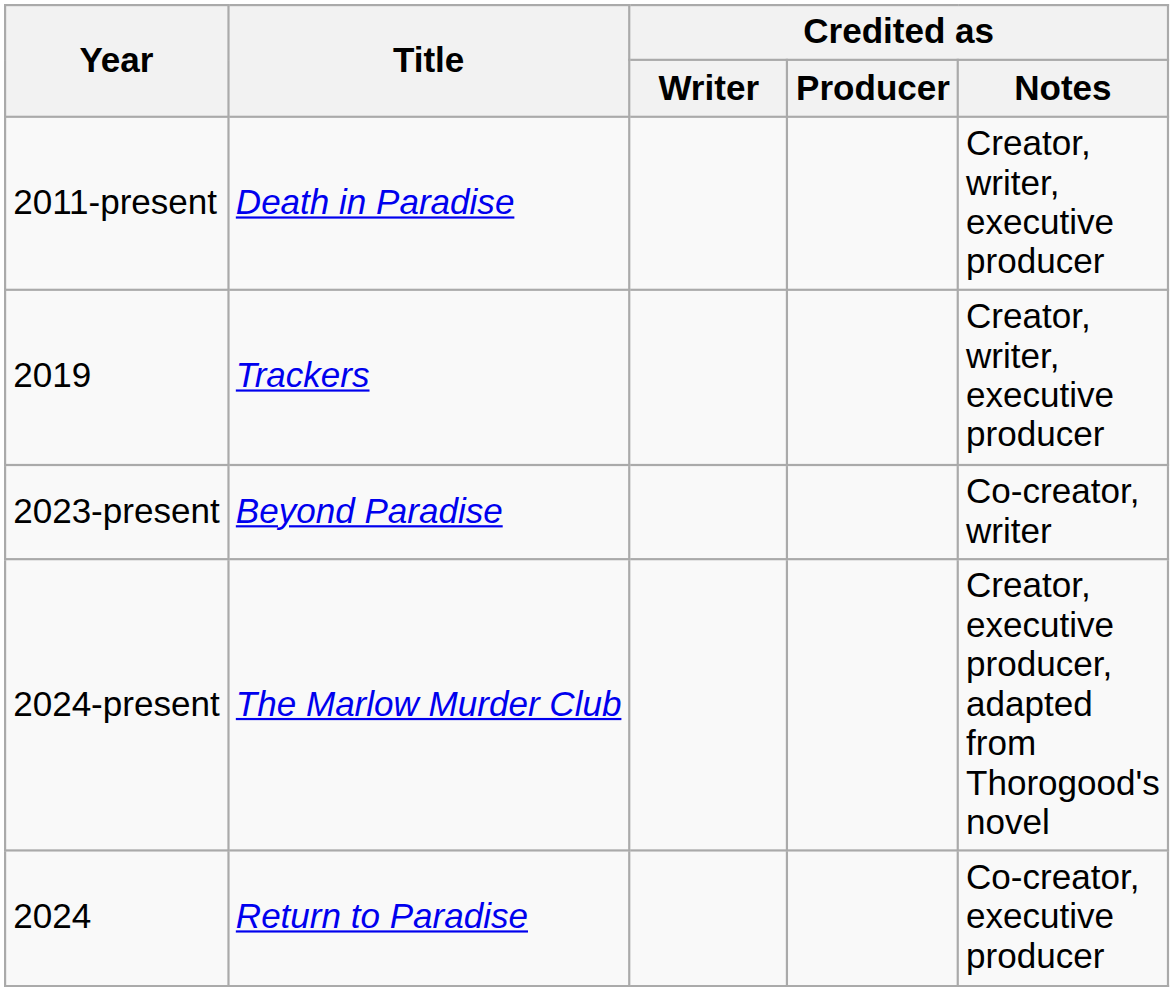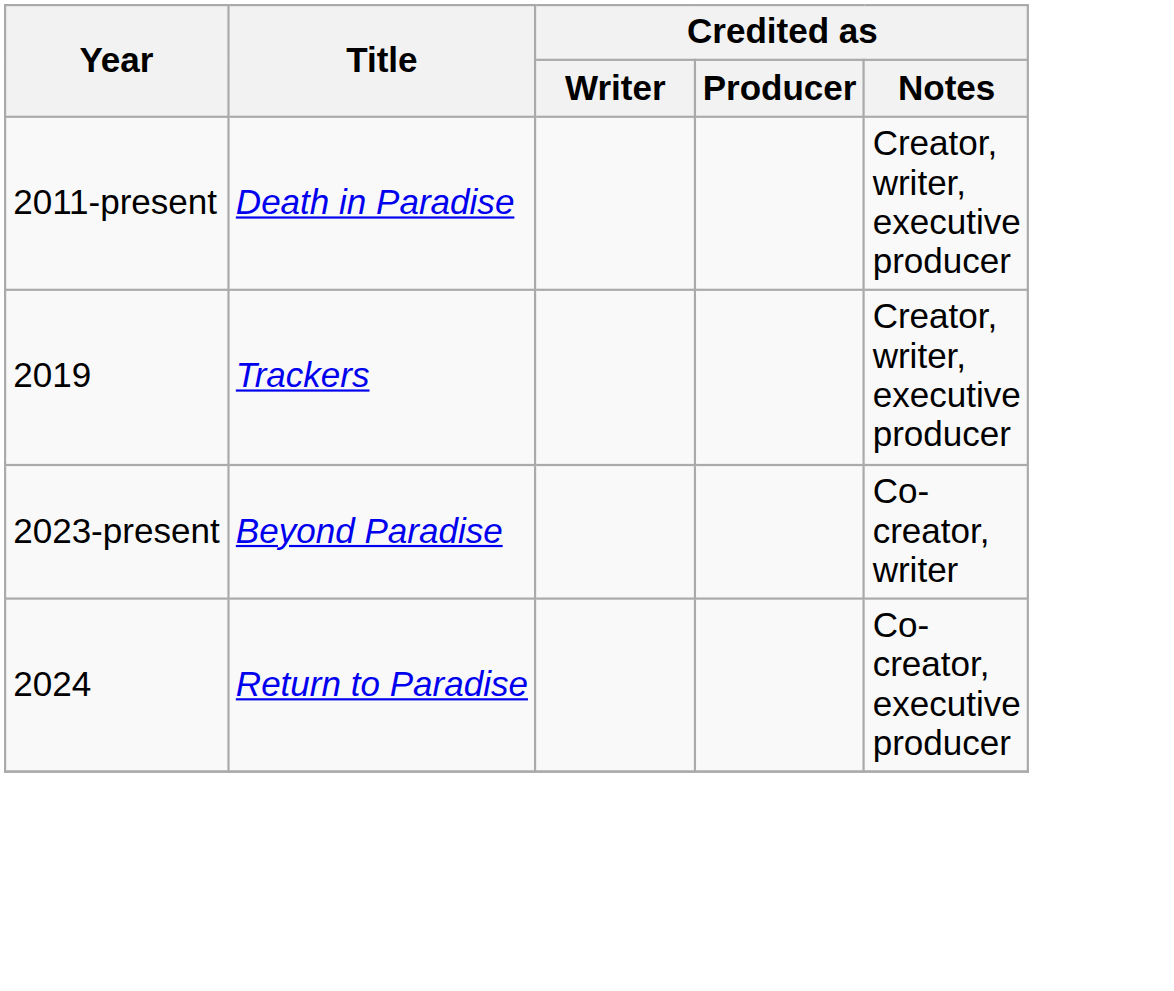- row: (116, 704)
